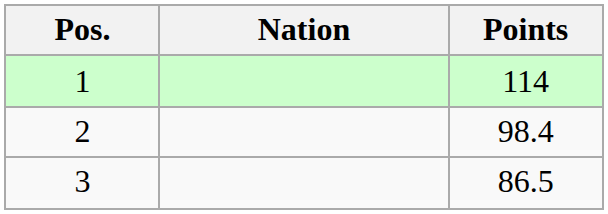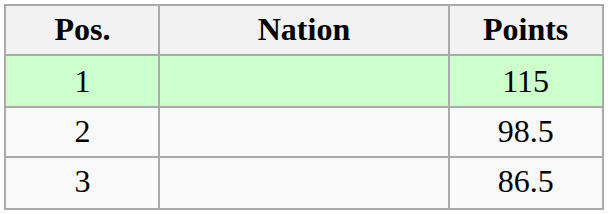(526, 80) 114 -> (526, 80) 115
(526, 131) 98.4 -> (526, 131) 98.5
